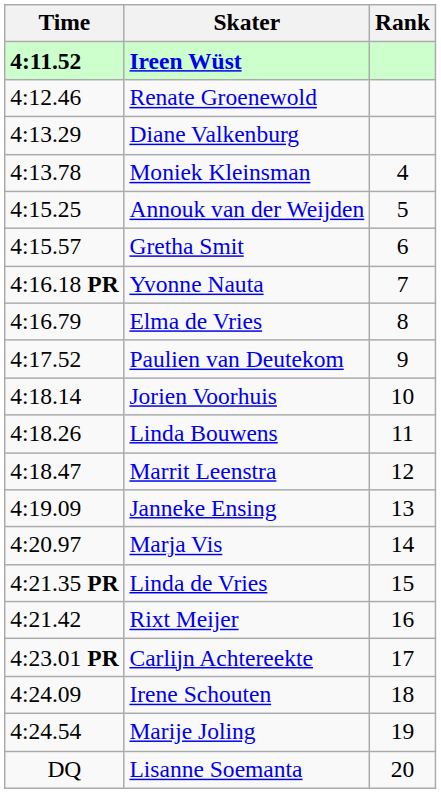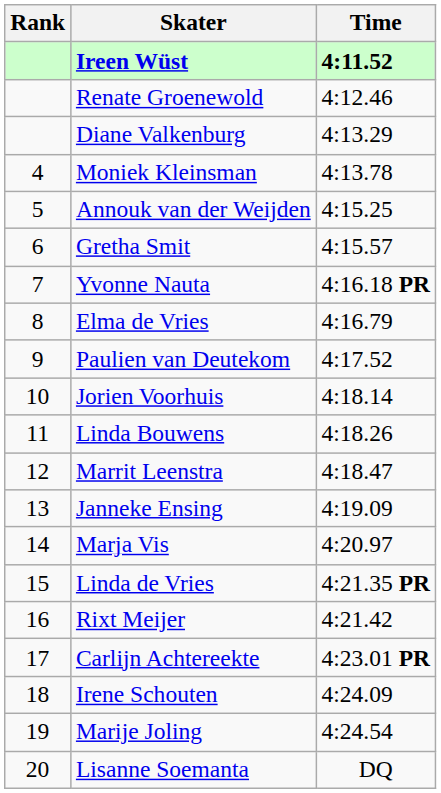columns swapped: (403, 23) <-> (64, 23)
